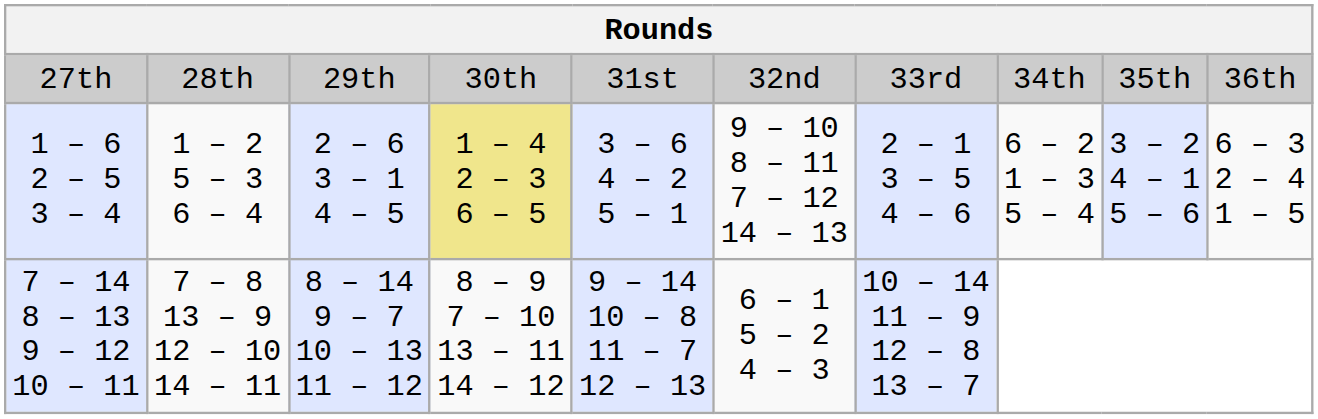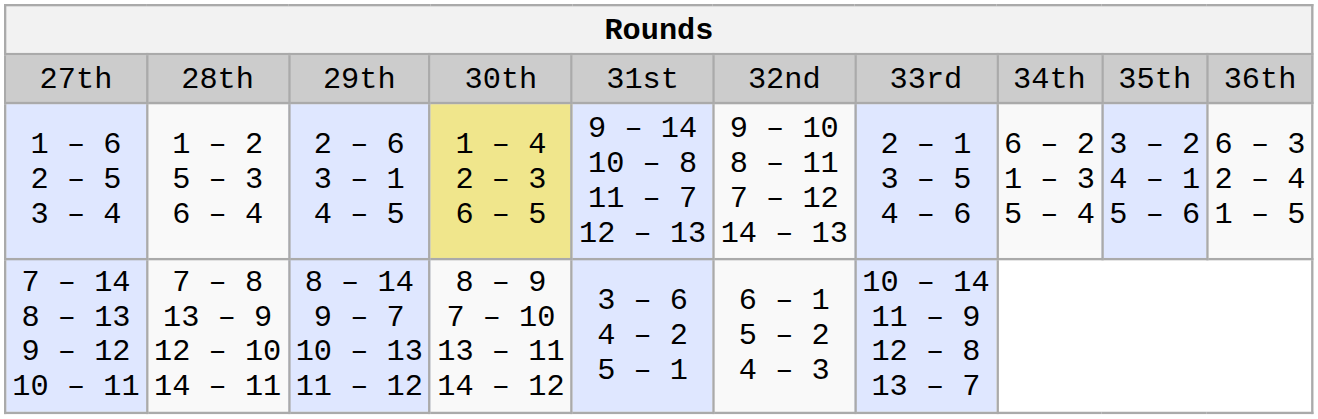(643, 181) 3 – 6 4 – 2 5 – 1 -> (643, 181) 9 – 14 10 – 8 11 – 7 12 – 13
(643, 335) 9 – 14 10 – 8 11 – 7 12 – 13 -> (643, 335) 3 – 6 4 – 2 5 – 1
